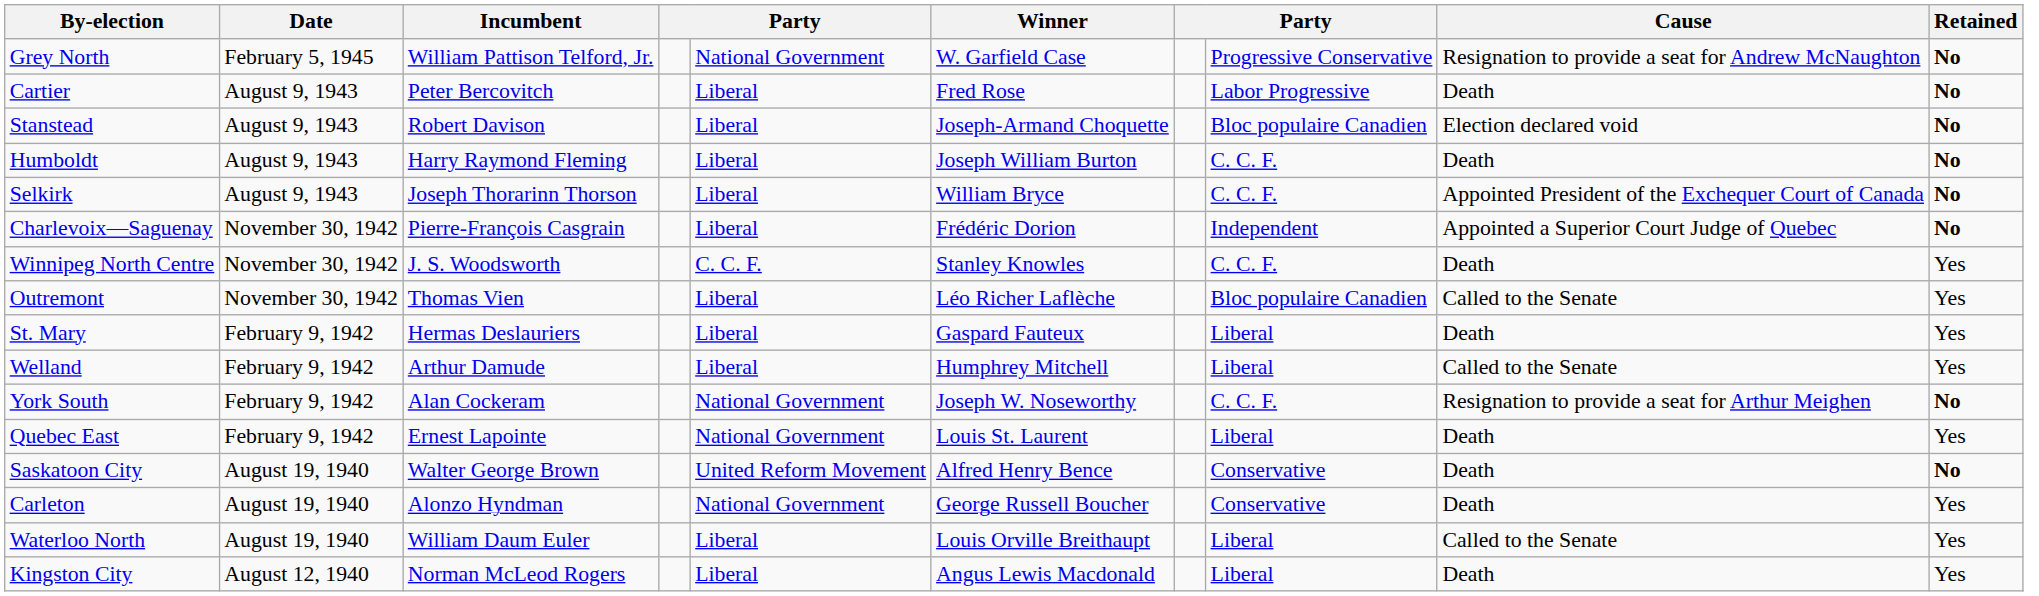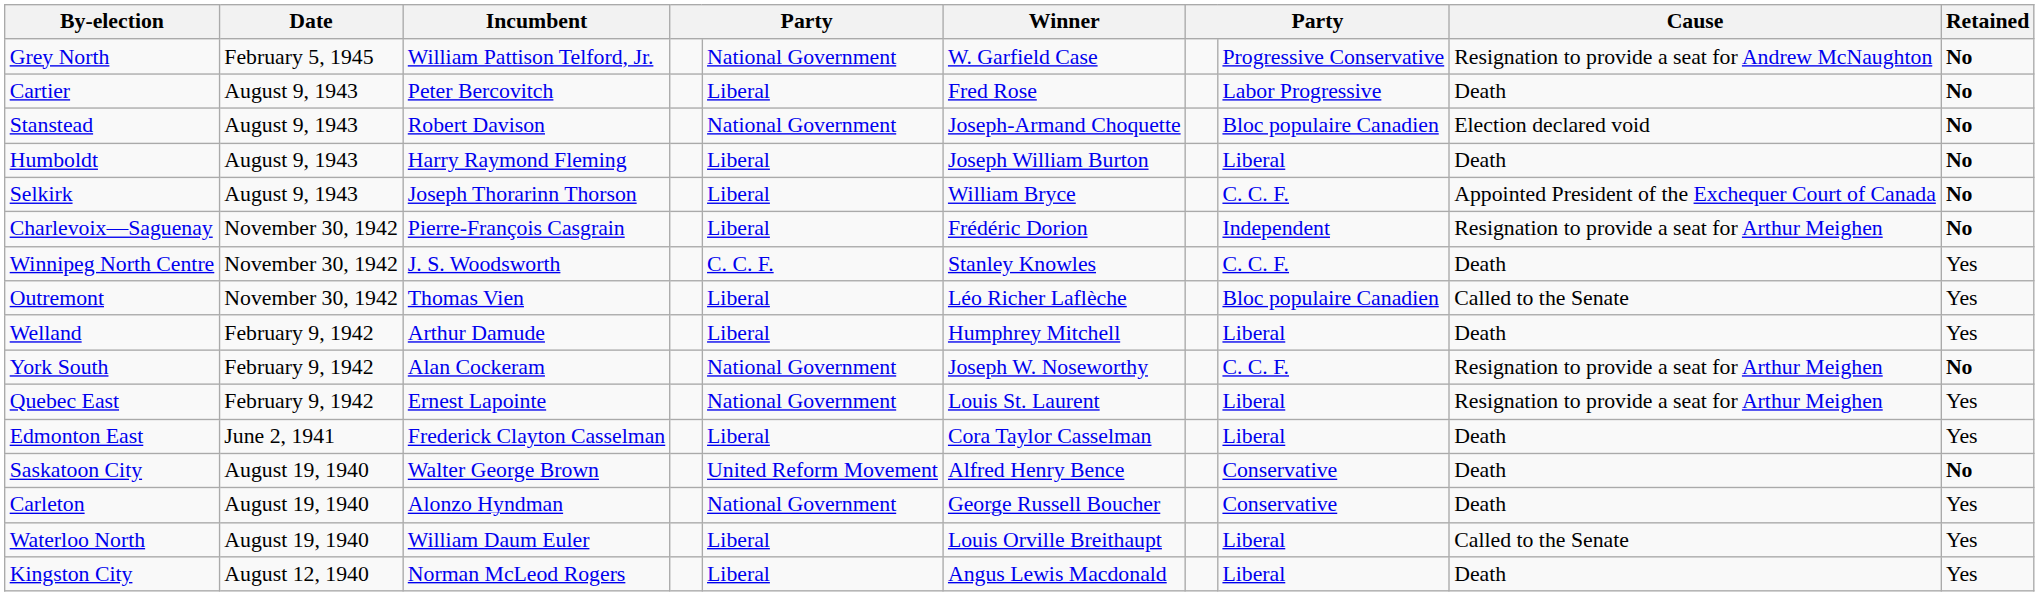(727, 125) Liberal -> (802, 125) National Government
(1244, 159) C. C. F. -> (1254, 159) Liberal
(1639, 228) Appointed a Superior Court Judge of Quebec -> (1668, 228) Resignation to provide a seat for Arthur Meighen
- row: (48, 332)
(1530, 366) Called to the Senate -> (1480, 332) Death
(1468, 435) Death -> (1668, 401) Resignation to provide a seat for Arthur Meighen
+ row: (76, 435)
